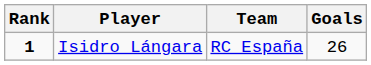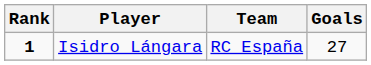(337, 47) 26 -> (337, 47) 27
